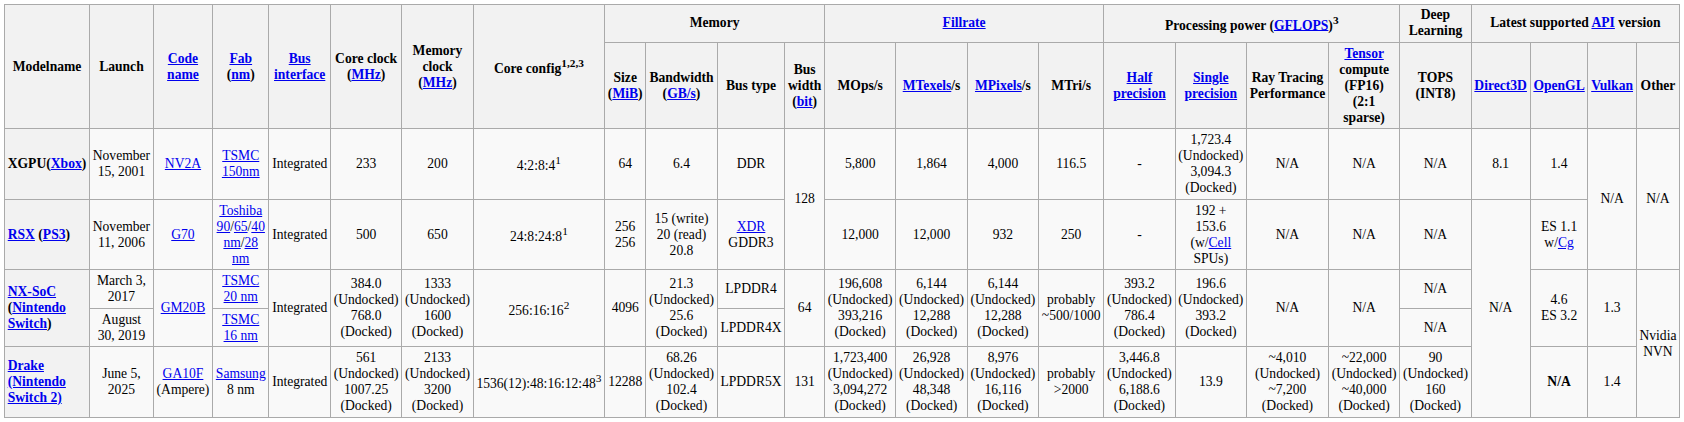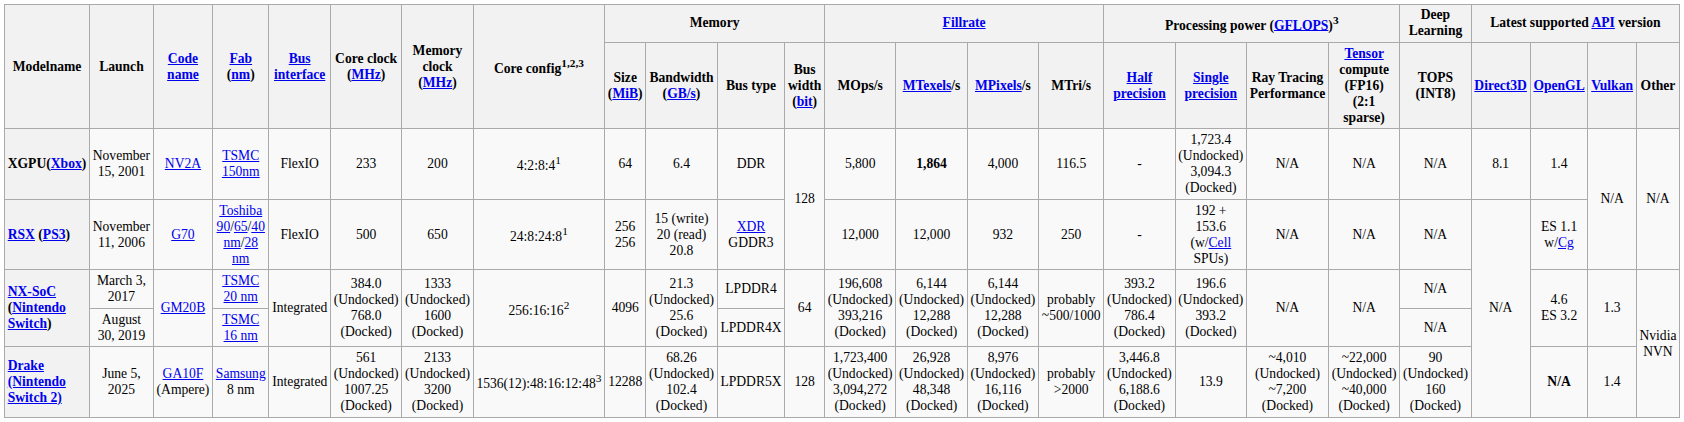(300, 164) Integrated -> (300, 164) FlexIO
(932, 164) normal -> (932, 164) bold
(300, 234) Integrated -> (300, 234) FlexIO
(805, 381) 131 -> (805, 381) 128
